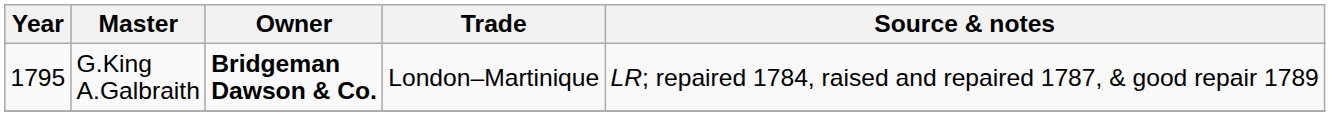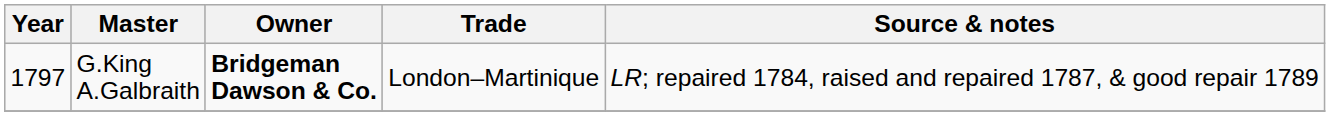(38, 76) 1795 -> (38, 76) 1797
